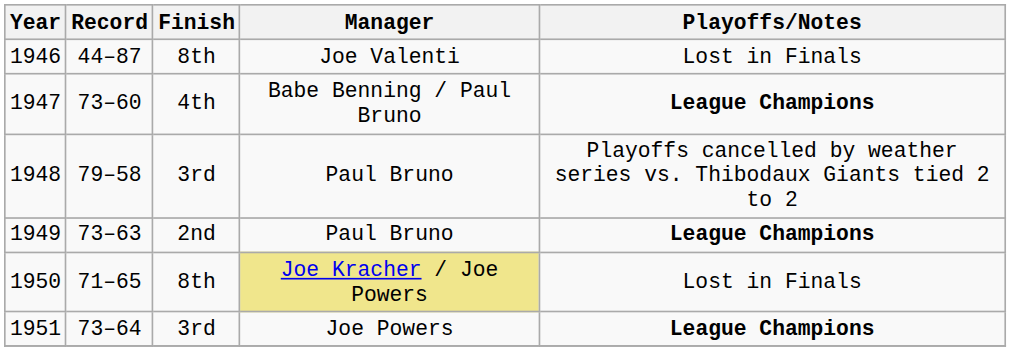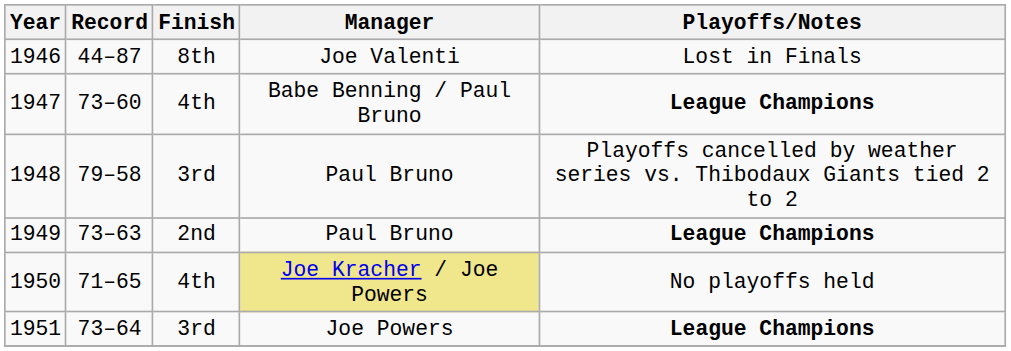(197, 282) 8th -> (197, 282) 4th
(772, 282) Lost in Finals -> (772, 282) No playoffs held
